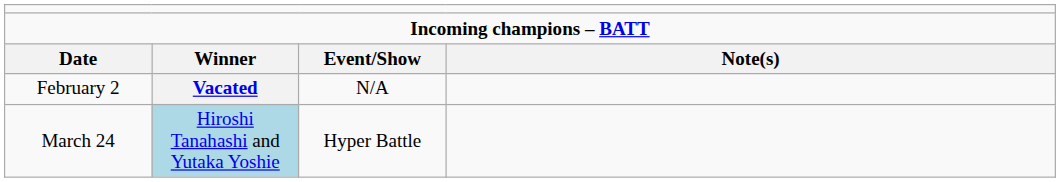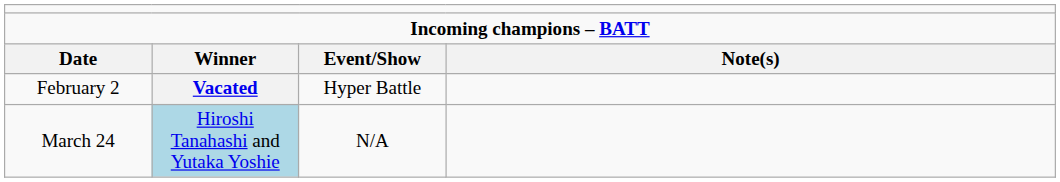(372, 88) N/A -> (372, 88) Hyper Battle
(372, 140) Hyper Battle -> (372, 140) N/A
